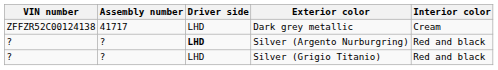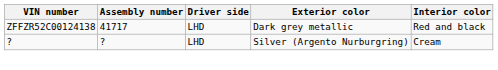(427, 27) Cream -> (449, 27) Red and black
(196, 42) bold -> (196, 42) normal
(449, 42) Red and black -> (427, 42) Cream
- row: (317, 57)
